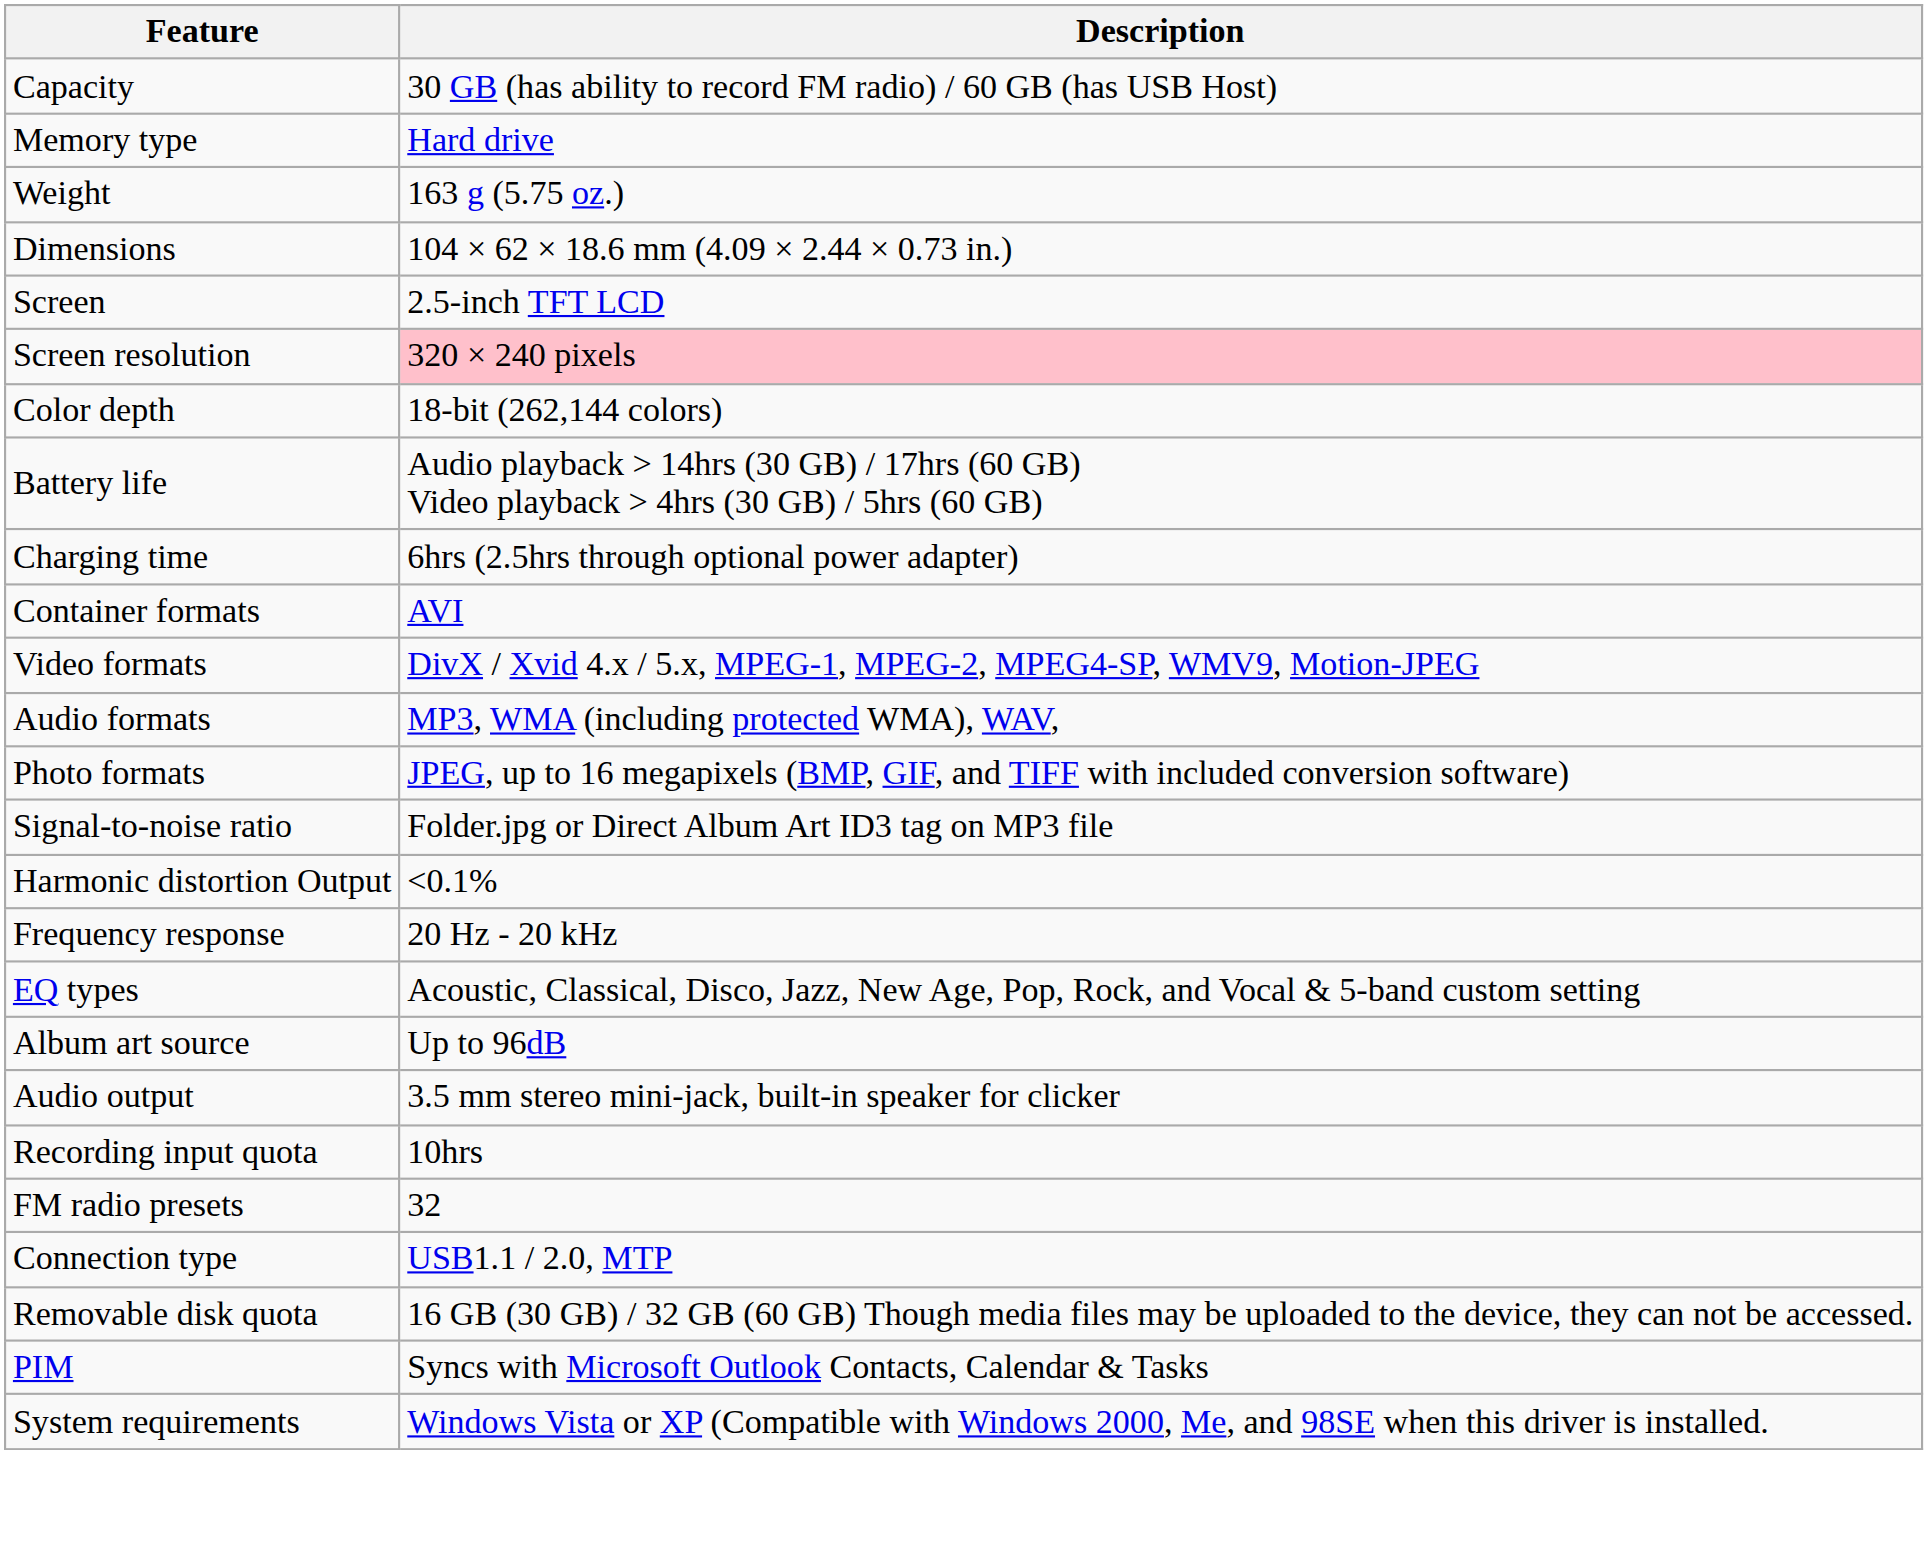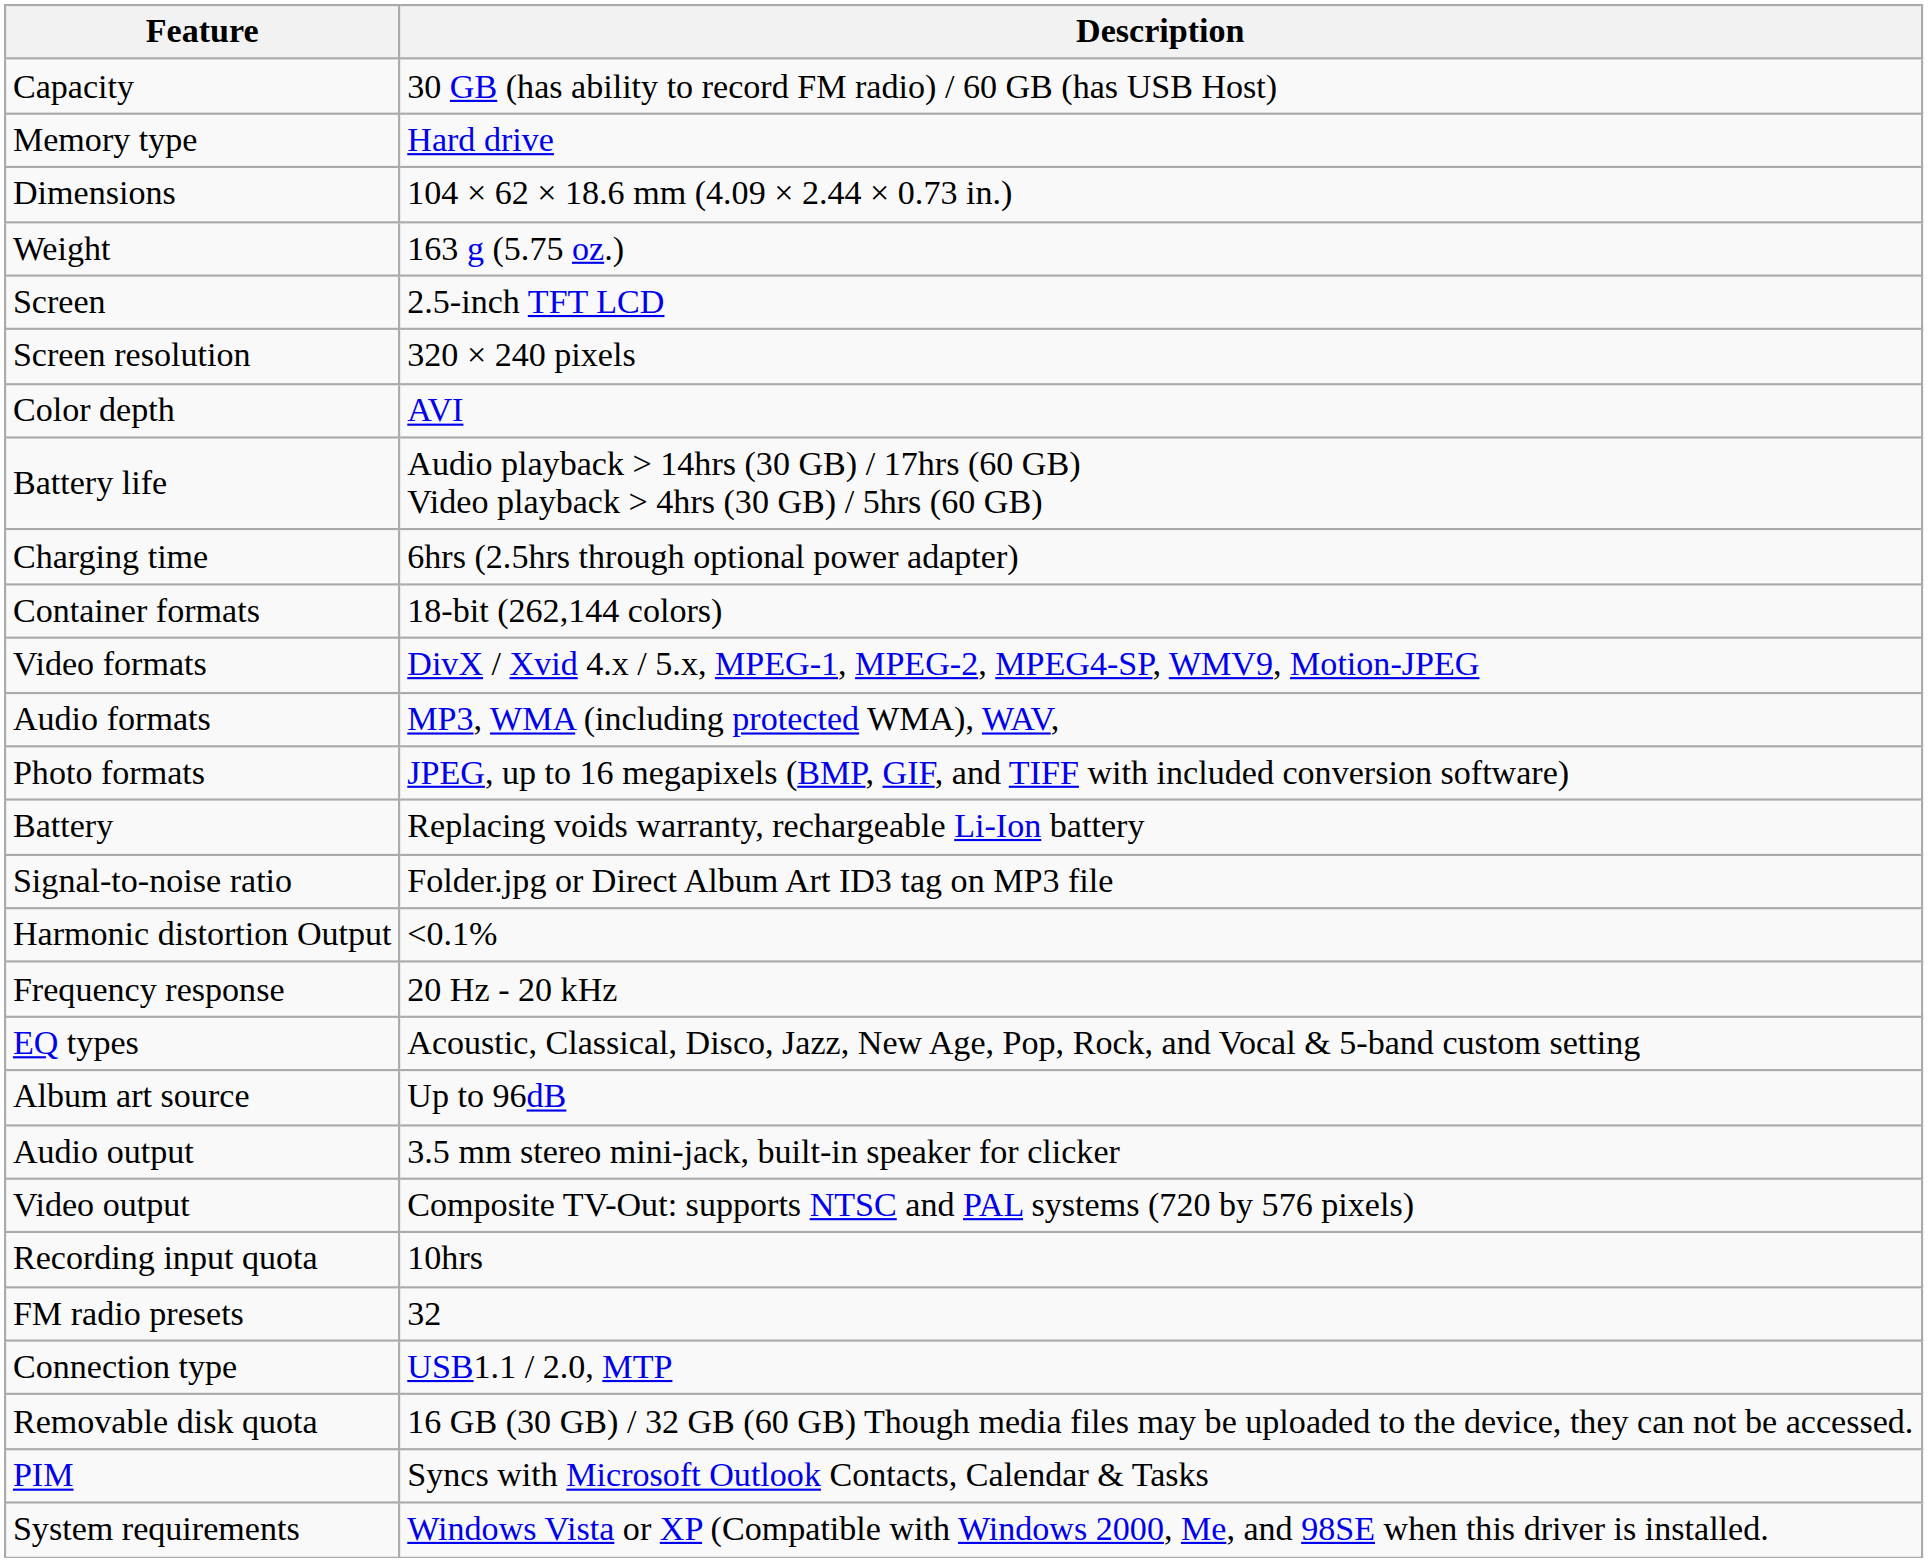rows swapped: (94, 247) <-> (62, 193)
(521, 355) pink background -> (521, 355) no background
(565, 409) 18-bit (262,144 colors) -> (435, 409) AVI
(435, 610) AVI -> (565, 610) 18-bit (262,144 colors)
+ row: (63, 826)
+ row: (101, 1204)
